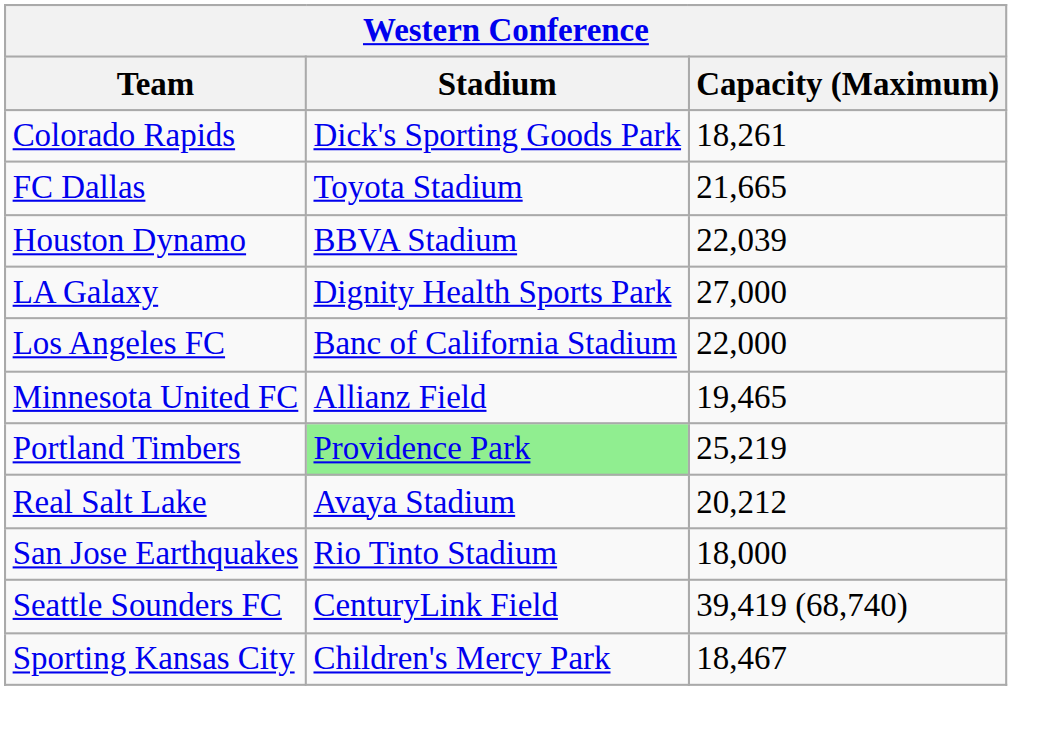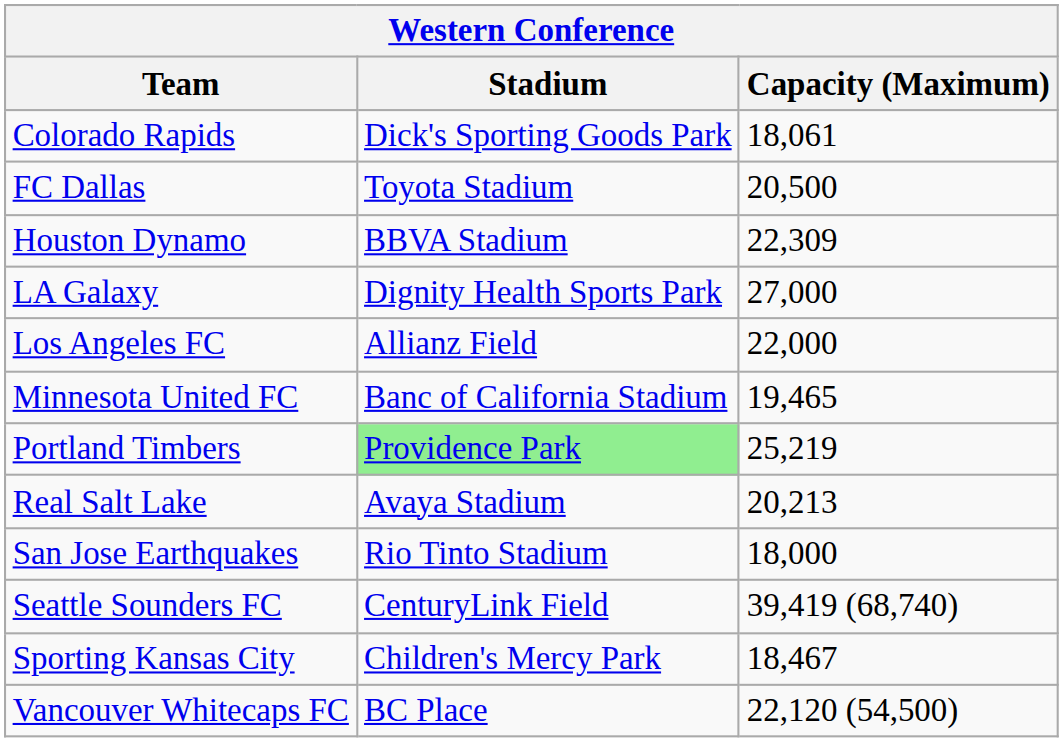(742, 135) 18,261 -> (792, 135) 18,061
(742, 187) 21,665 -> (792, 187) 20,500
(742, 239) 22,039 -> (792, 239) 22,309
(495, 344) Banc of California Stadium -> (451, 344) Allianz Field
(400, 396) Allianz Field -> (546, 396) Banc of California Stadium
(742, 501) 20,212 -> (792, 501) 20,213
+ row: (181, 710)
